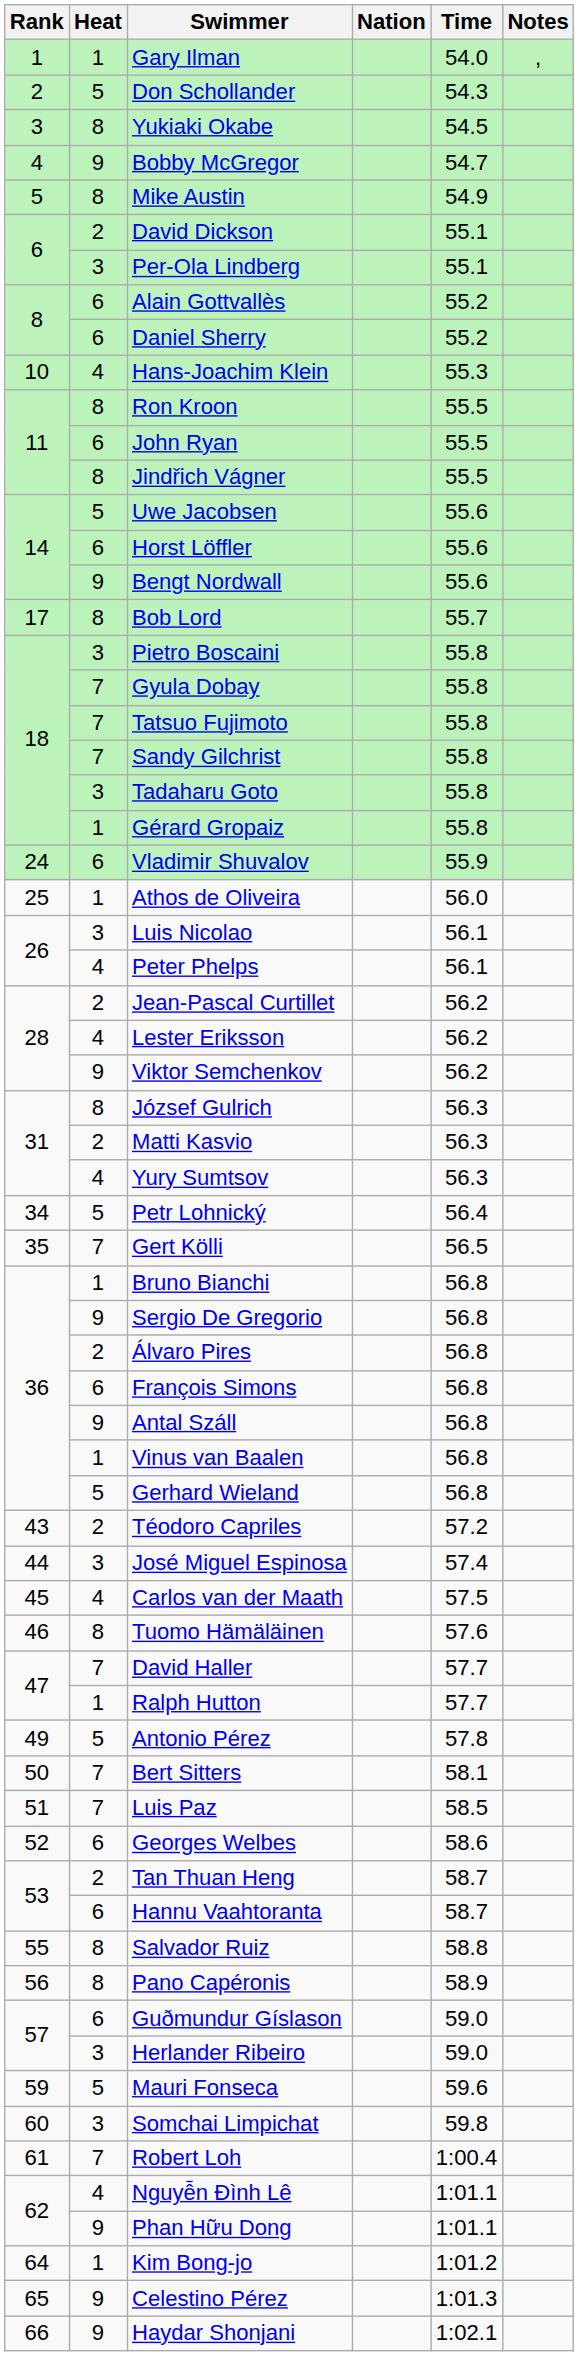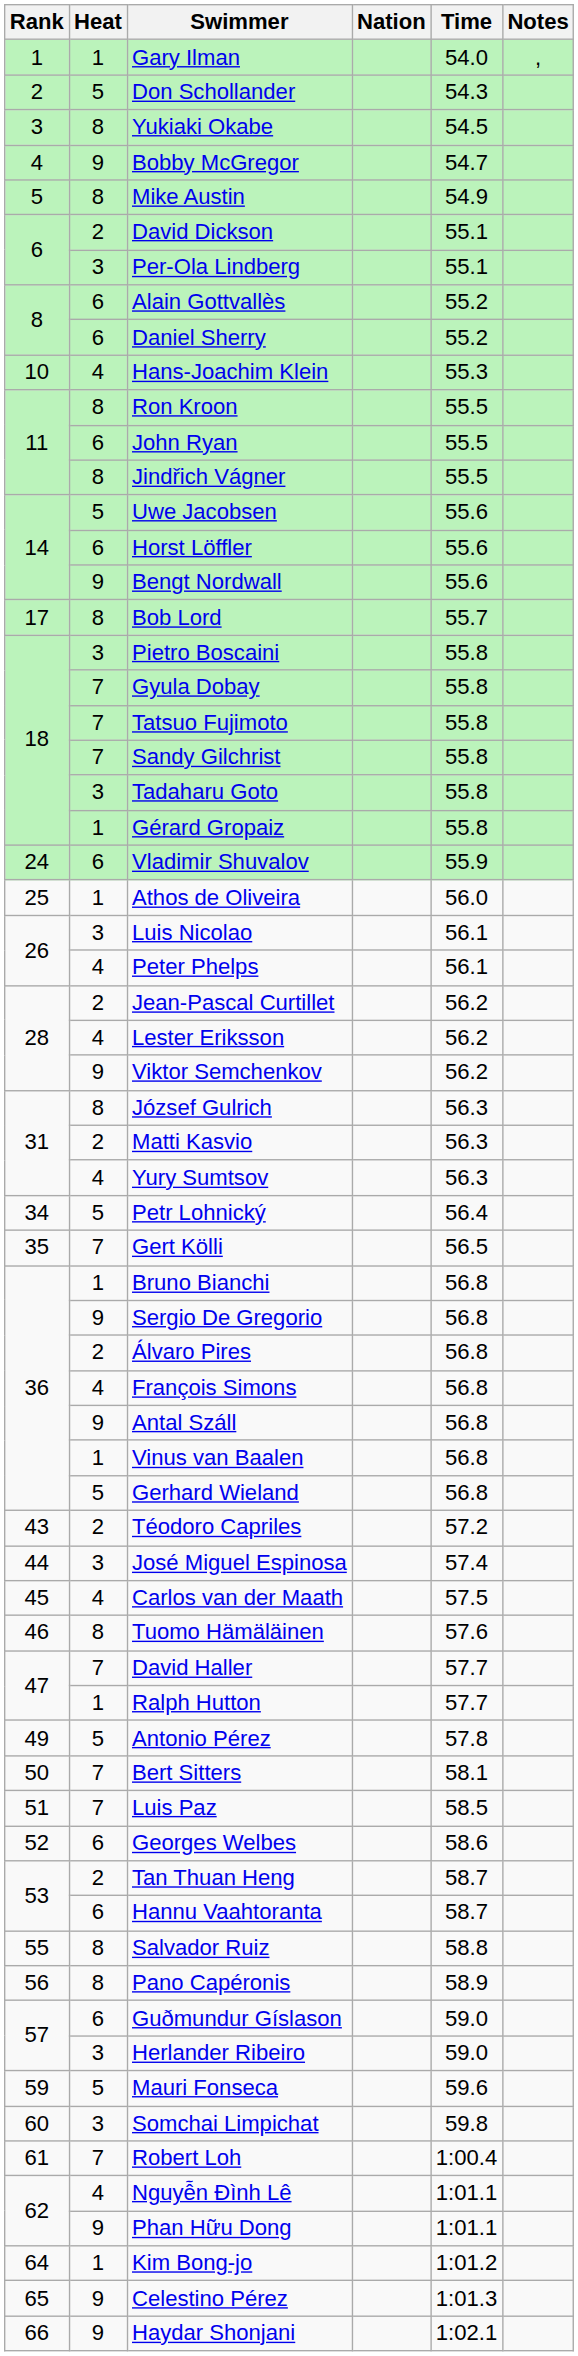(98, 1387) 6 -> (98, 1387) 4
